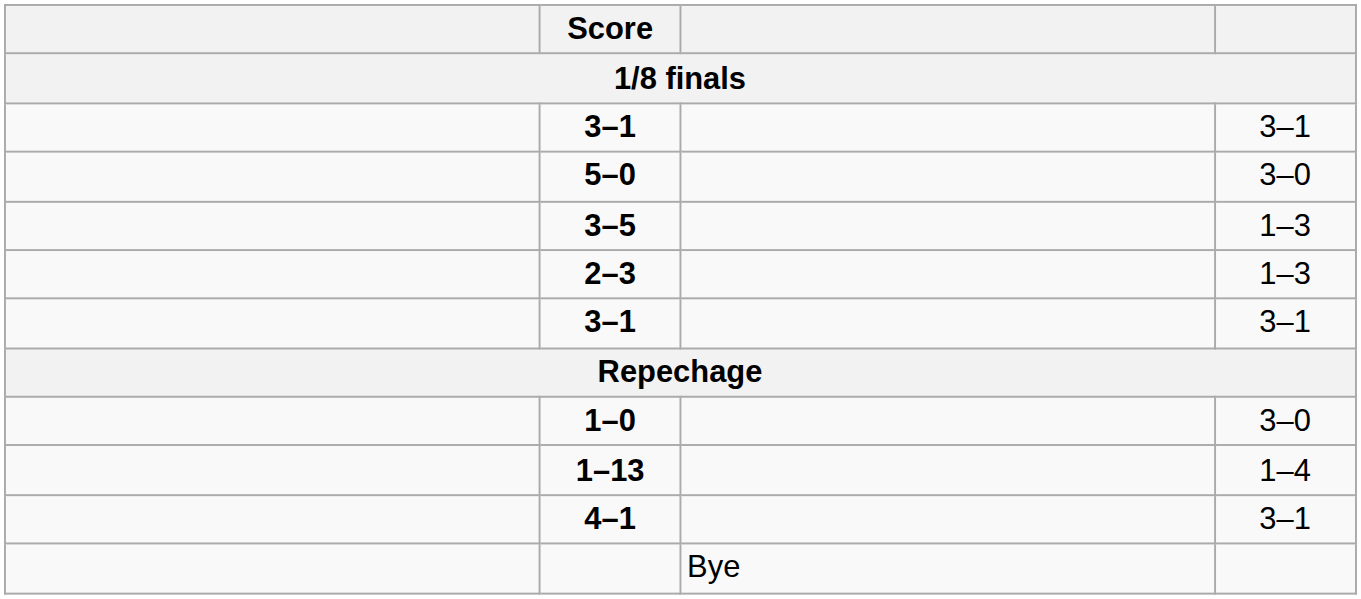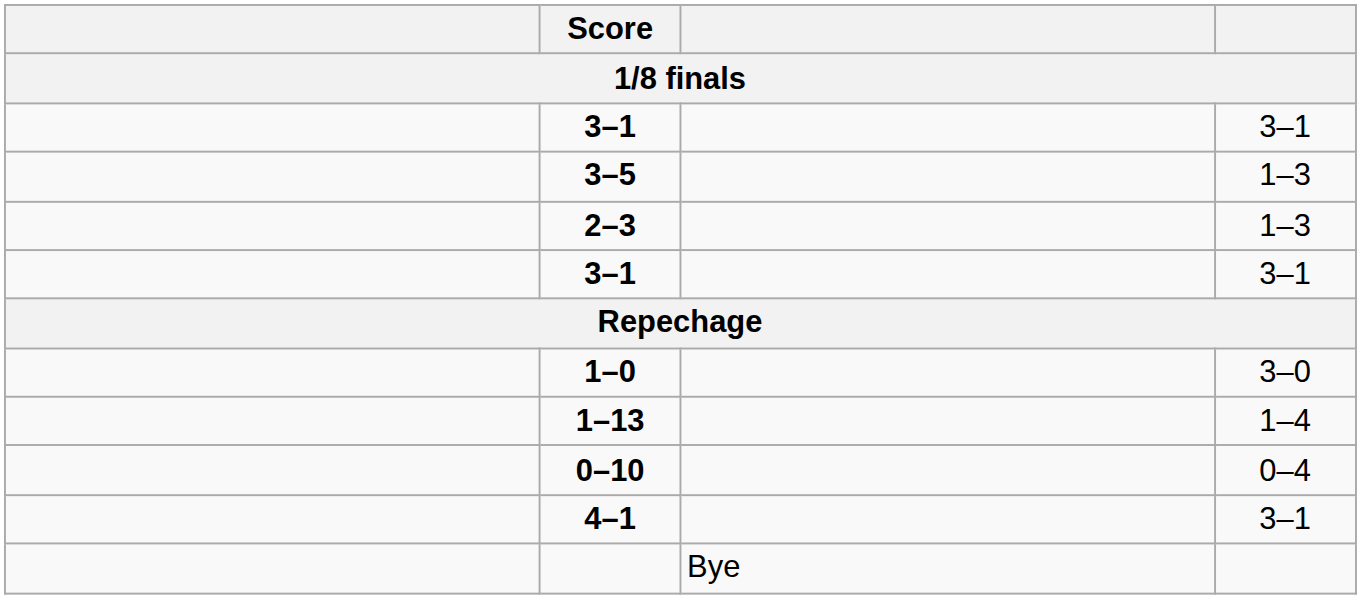- row: (610, 175)
+ row: (610, 469)
